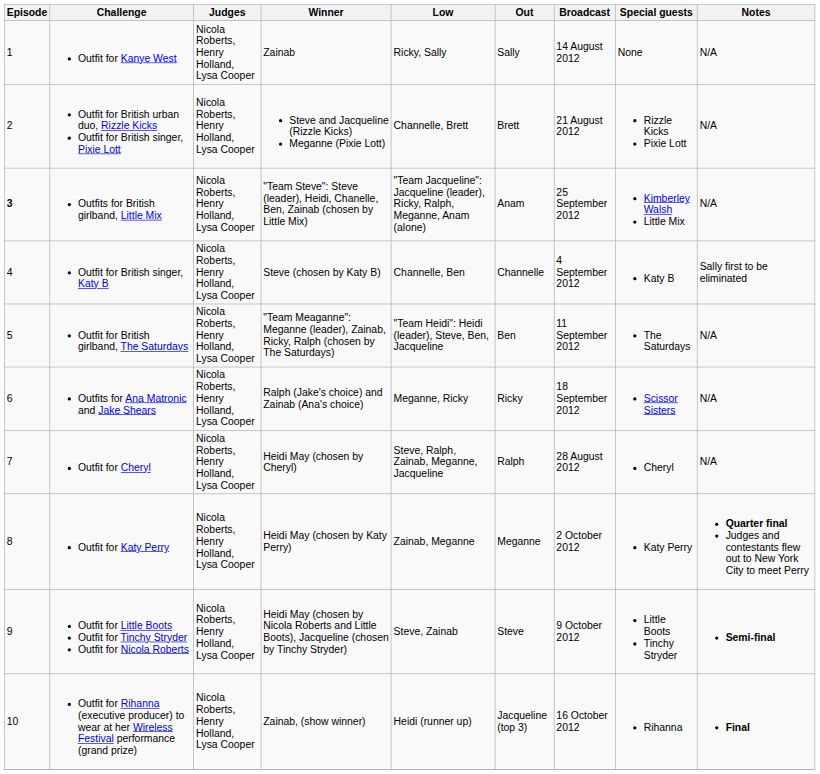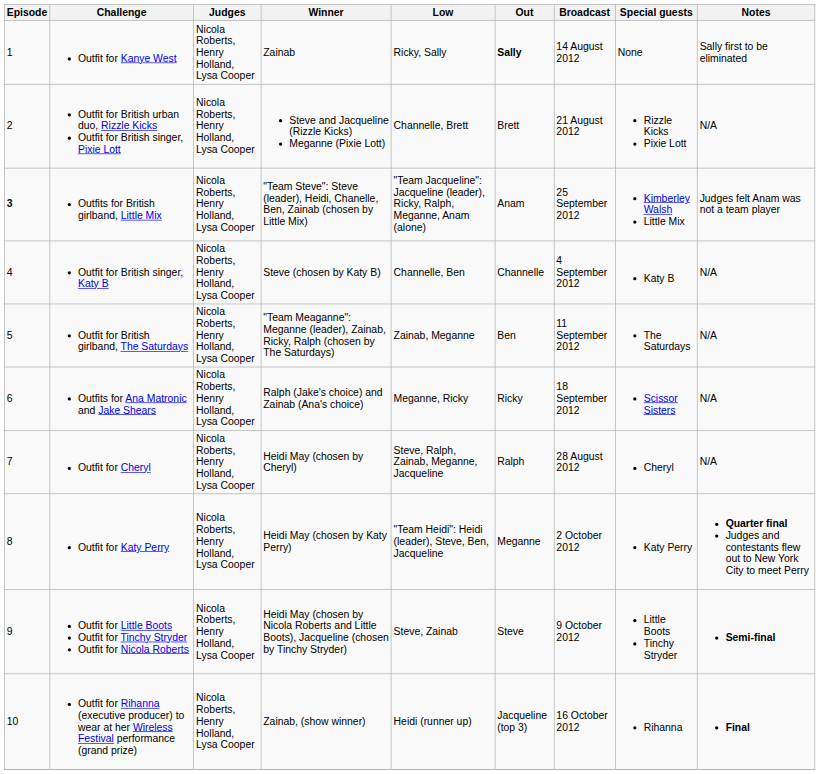(509, 52) normal -> (509, 52) bold
(708, 52) N/A -> (734, 52) Sally first to be eliminated
(708, 204) N/A -> (750, 204) Judges felt Anam was not a team player
(734, 272) Sally first to be eliminated -> (708, 272) N/A
(441, 335) "Team Heidi": Heidi (leader), Steve, Ben, Jacqueline -> (434, 335) Zainab, Meganne
(434, 541) Zainab, Meganne -> (441, 541) "Team Heidi": Heidi (leader), Steve, Ben, Jacqueline
